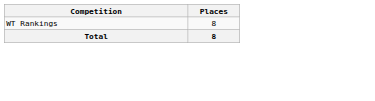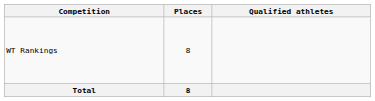+ column: (291, 11)
